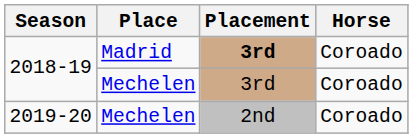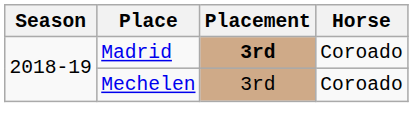- row: (51, 117)
